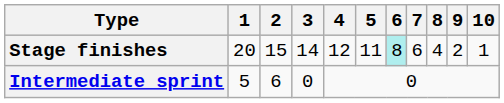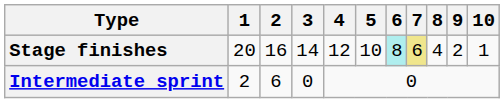(276, 51) 15 -> (276, 51) 16
(371, 51) 11 -> (371, 51) 10
(417, 51) no background -> (417, 51) khaki background
(244, 82) 5 -> (244, 82) 2
